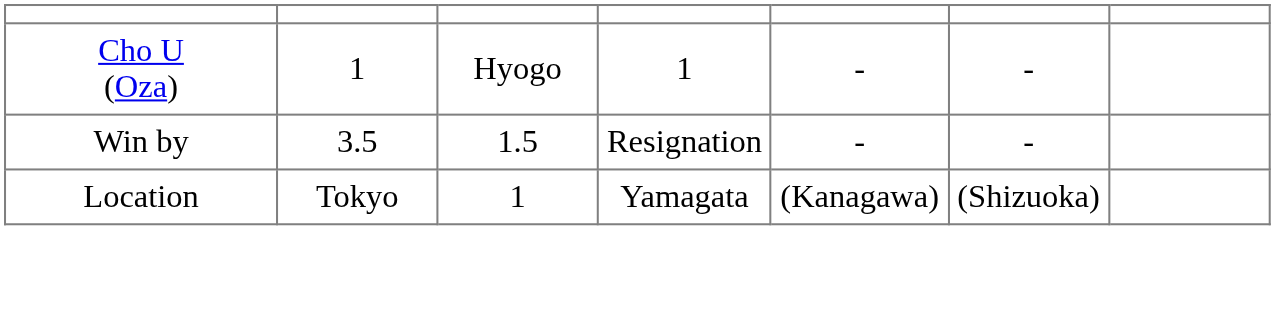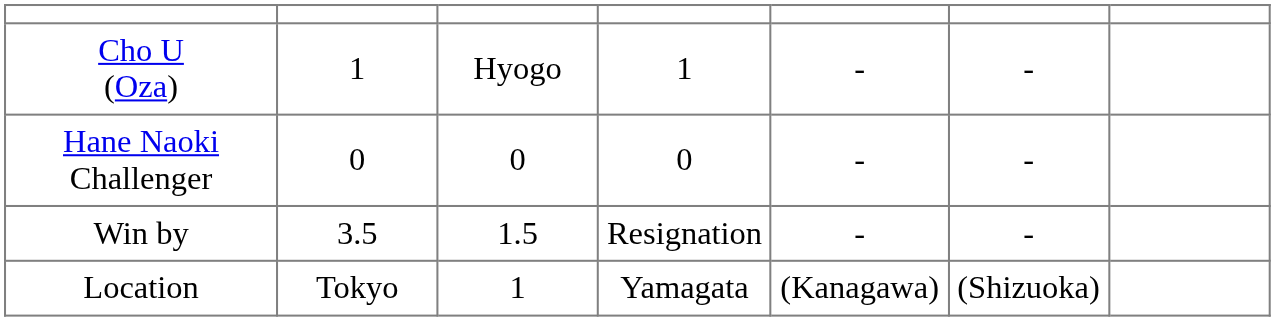+ row: (141, 159)
